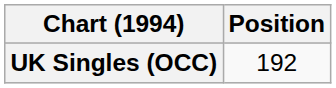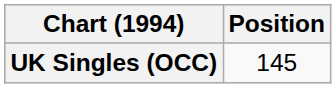(277, 62) 192 -> (277, 62) 145
